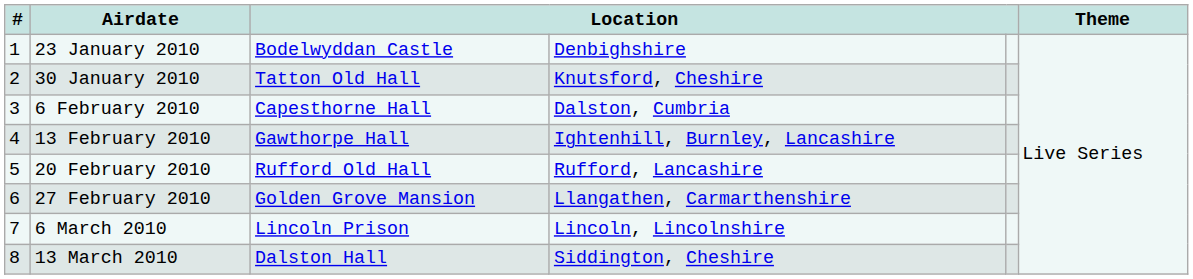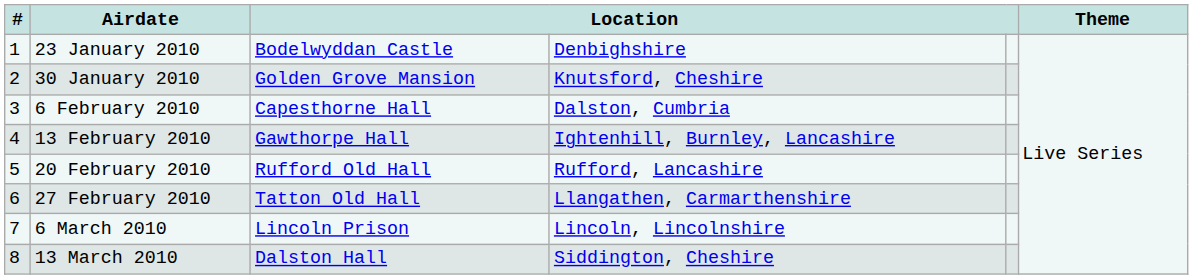(338, 79) Tatton Old Hall -> (365, 79) Golden Grove Mansion
(365, 199) Golden Grove Mansion -> (338, 199) Tatton Old Hall
